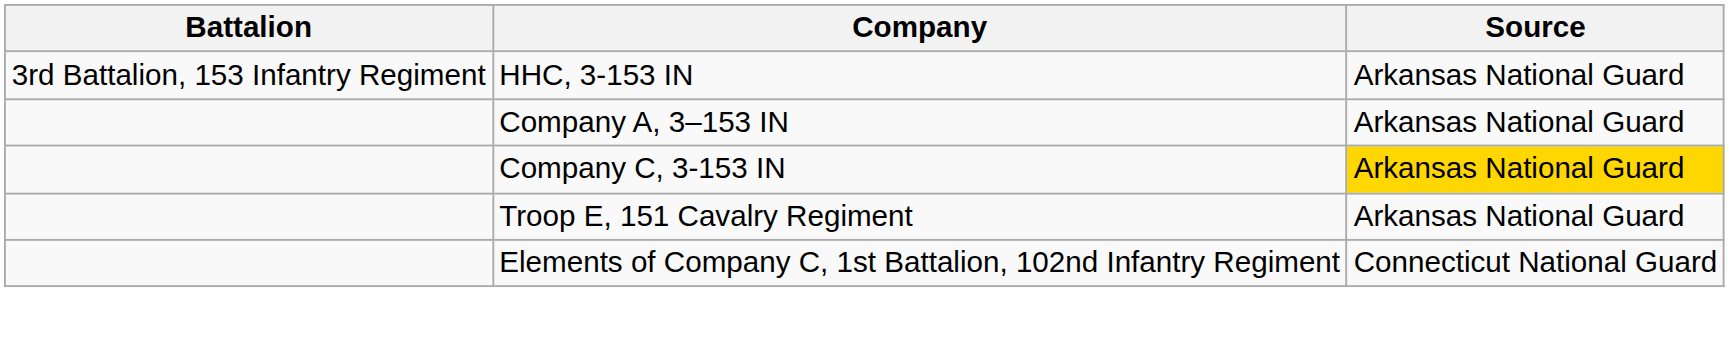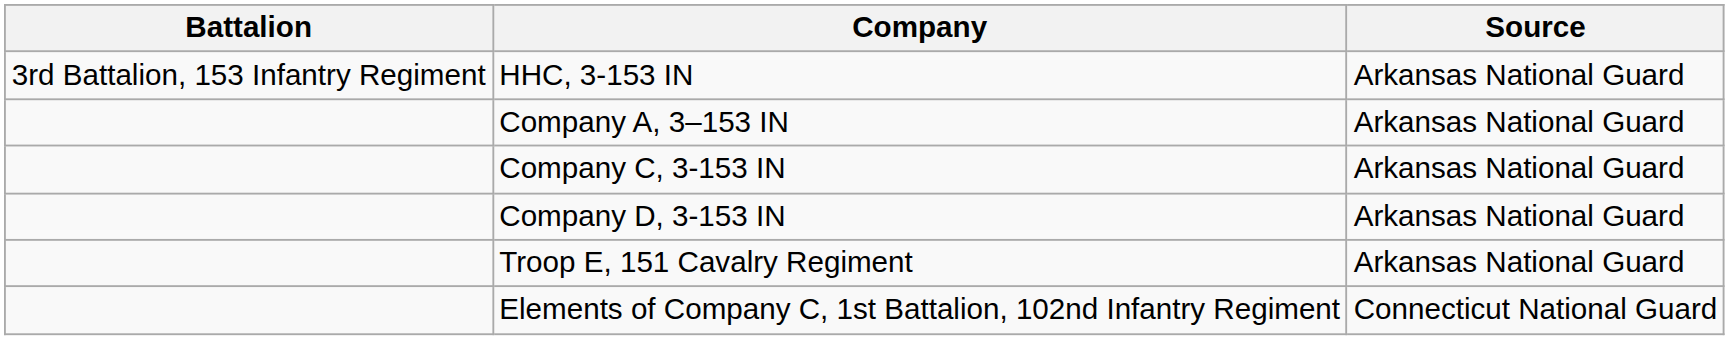(1519, 168) gold background -> (1519, 168) no background
+ row: (642, 215)
